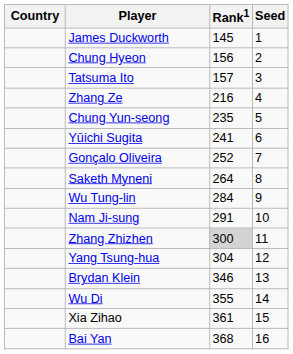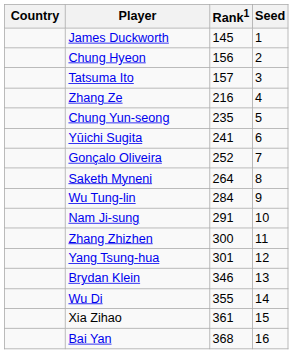(223, 238) lightgrey background -> (223, 238) no background
(223, 258) 304 -> (223, 258) 301
